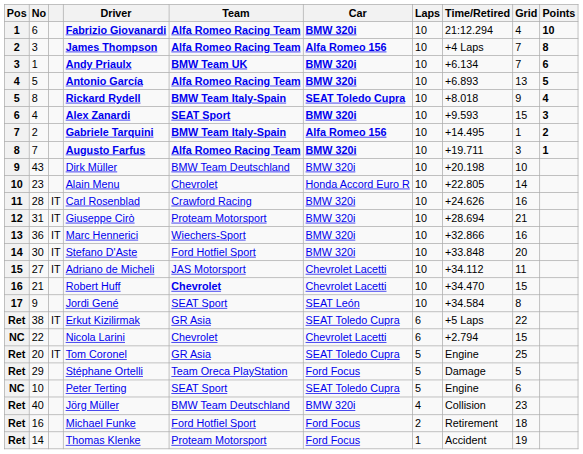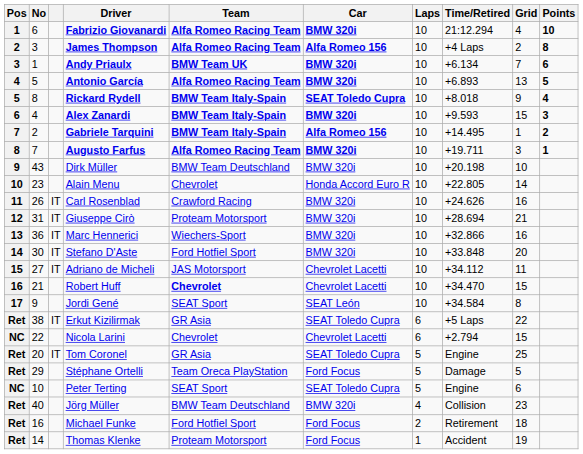(518, 47) 7 -> (518, 47) 2
(201, 116) SEAT Sport -> (229, 116) BMW Team Italy-Spain
(38, 201) 28 -> (38, 201) 26
